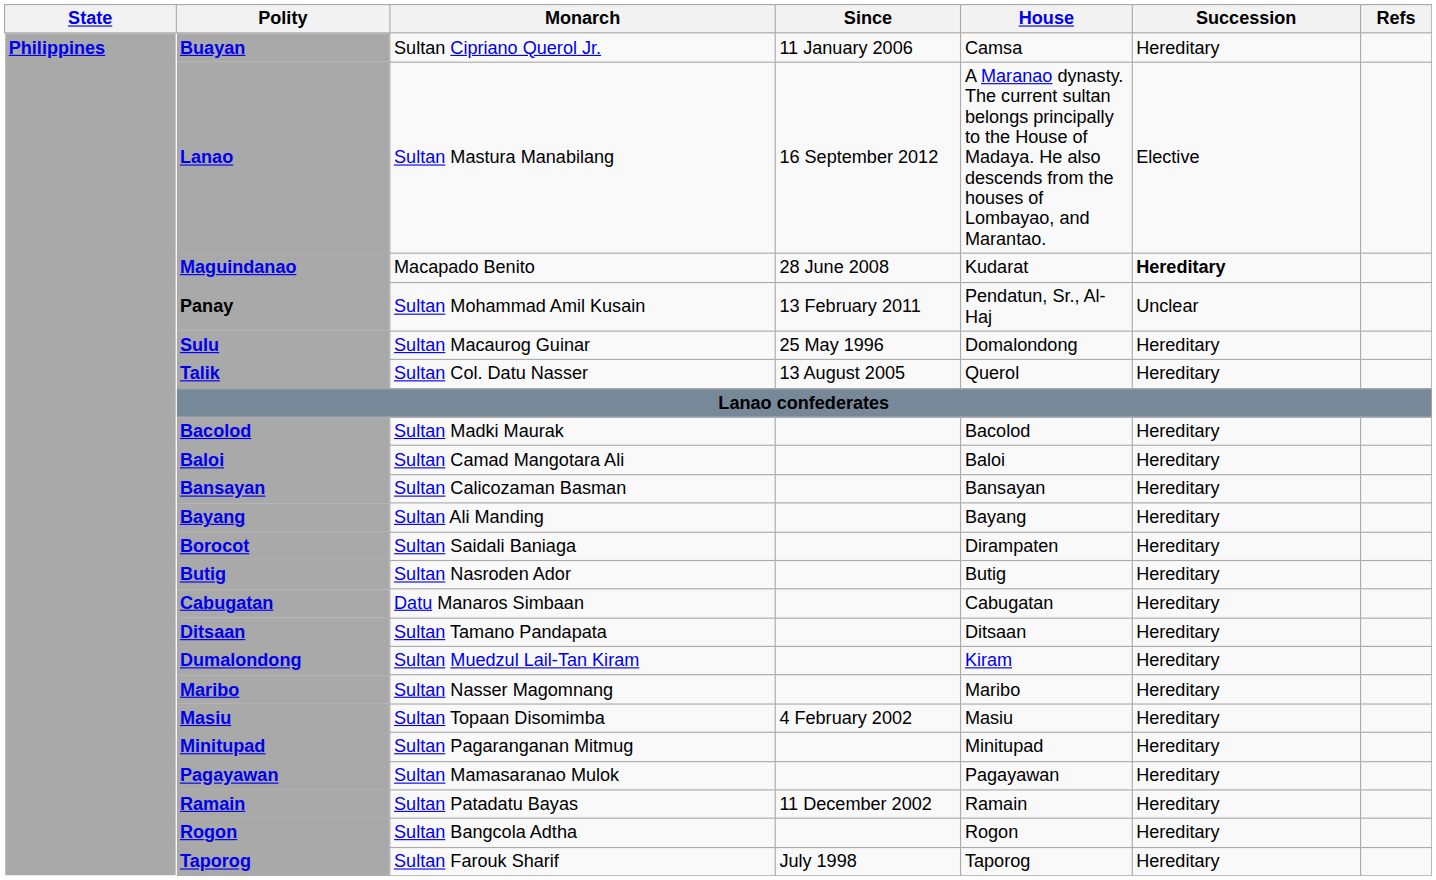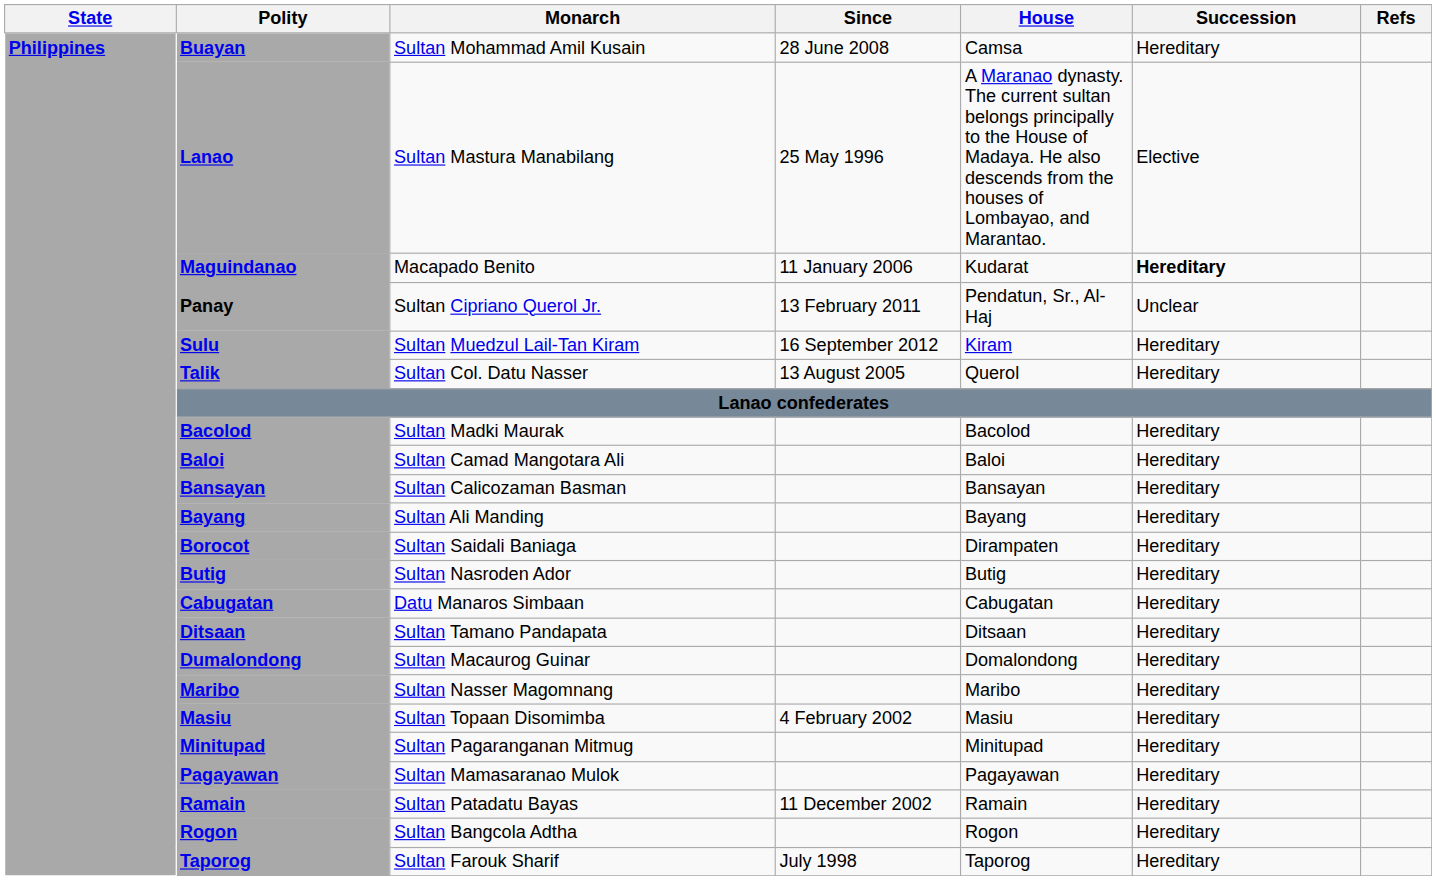(498, 47) Sultan Cipriano Querol Jr. -> (520, 47) Sultan Mohammad Amil Kusain
(846, 47) 11 January 2006 -> (834, 47) 28 June 2008
(859, 157) 16 September 2012 -> (832, 157) 25 May 1996
(834, 267) 28 June 2008 -> (846, 267) 11 January 2006
(520, 306) Sultan Mohammad Amil Kusain -> (498, 306) Sultan Cipriano Querol Jr.
(492, 345) Sultan Macaurog Guinar -> (517, 345) Sultan Muedzul Lail-Tan Kiram
(832, 345) 25 May 1996 -> (859, 345) 16 September 2012
(1021, 345) Domalondong -> (989, 345) Kiram
(517, 660) Sultan Muedzul Lail-Tan Kiram -> (492, 660) Sultan Macaurog Guinar
(989, 660) Kiram -> (1021, 660) Domalondong
